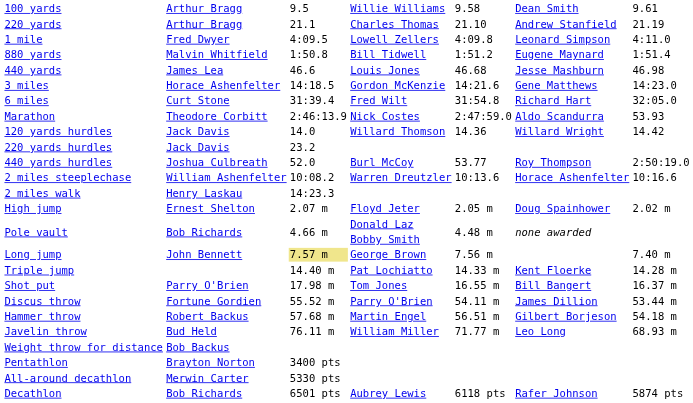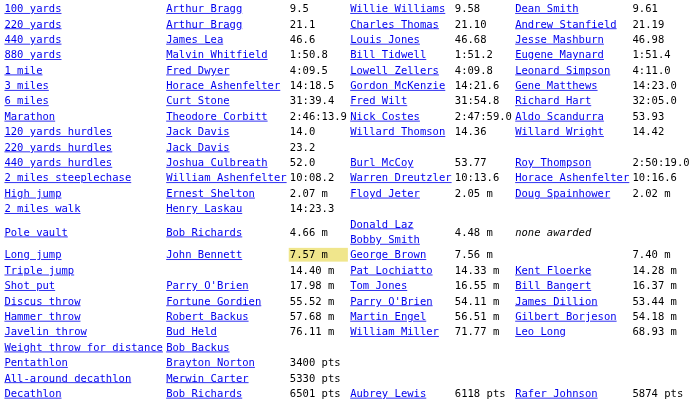rows swapped: (33, 70) <-> (23, 39)
rows swapped: (42, 193) <-> (33, 209)
